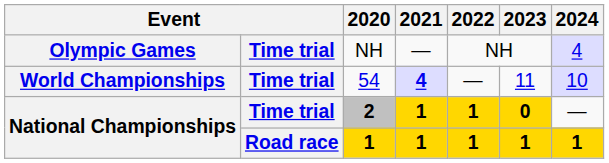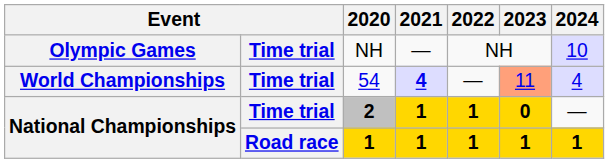(577, 50) 4 -> (577, 50) 10
(525, 81) no background -> (525, 81) lightsalmon background
(577, 81) 10 -> (577, 81) 4
